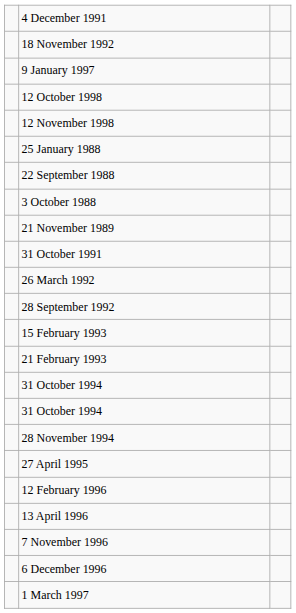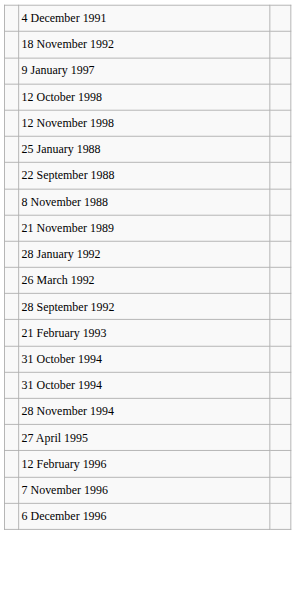- row: (12, 202)
+ row: (12, 202)
- row: (12, 254)
+ row: (12, 254)
- row: (12, 333)
- row: (12, 516)
- row: (12, 595)
